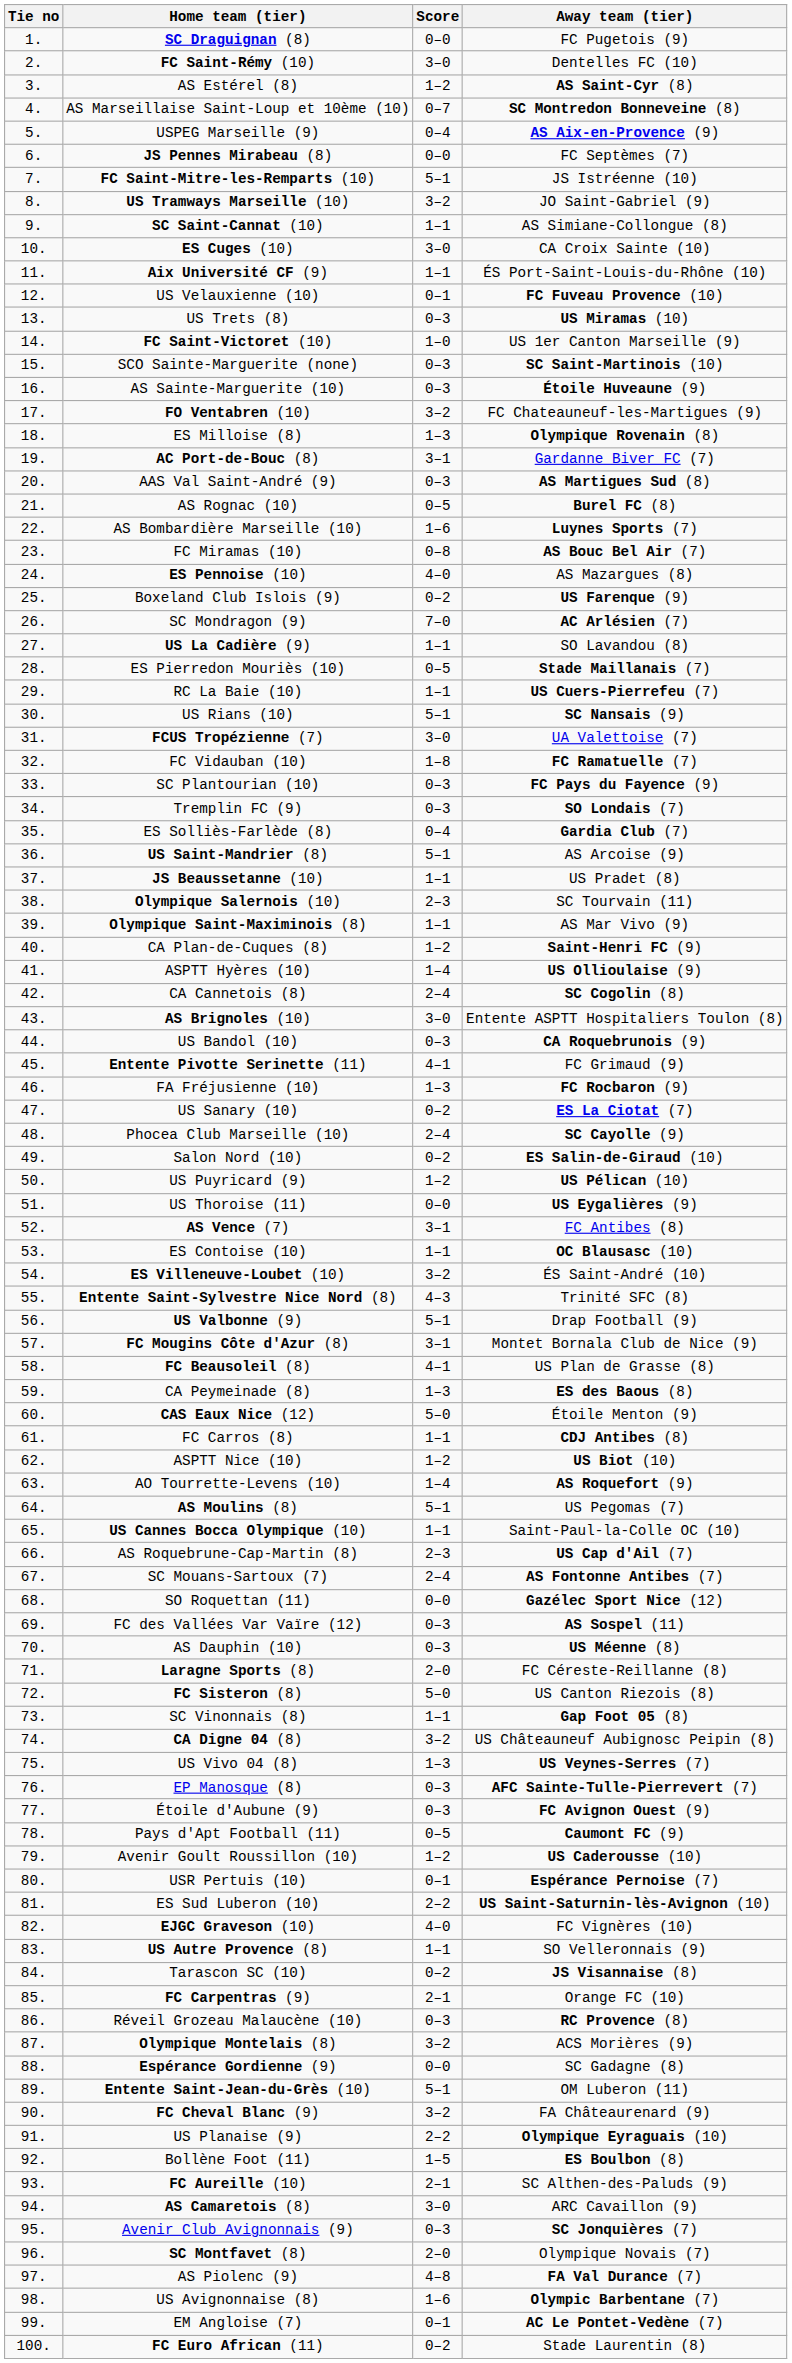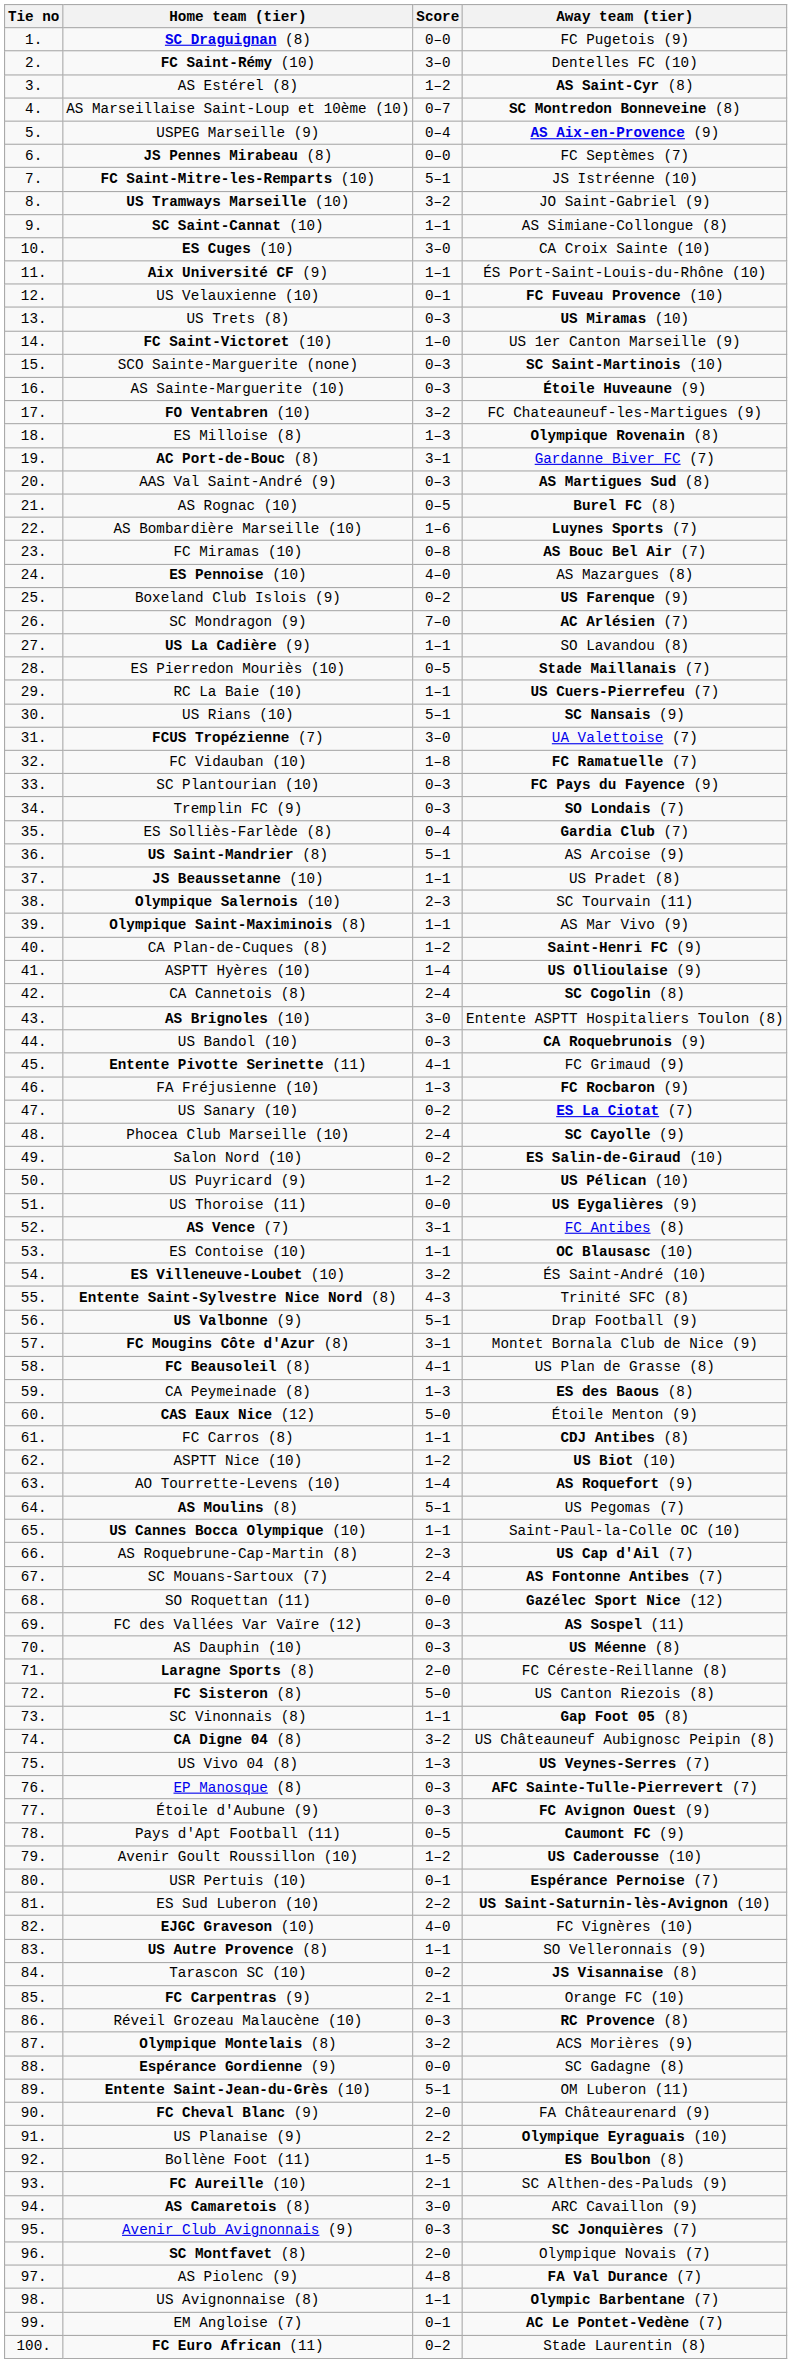(438, 2114) 3–2 -> (438, 2114) 2–0
(438, 2300) 1–6 -> (438, 2300) 1–1
